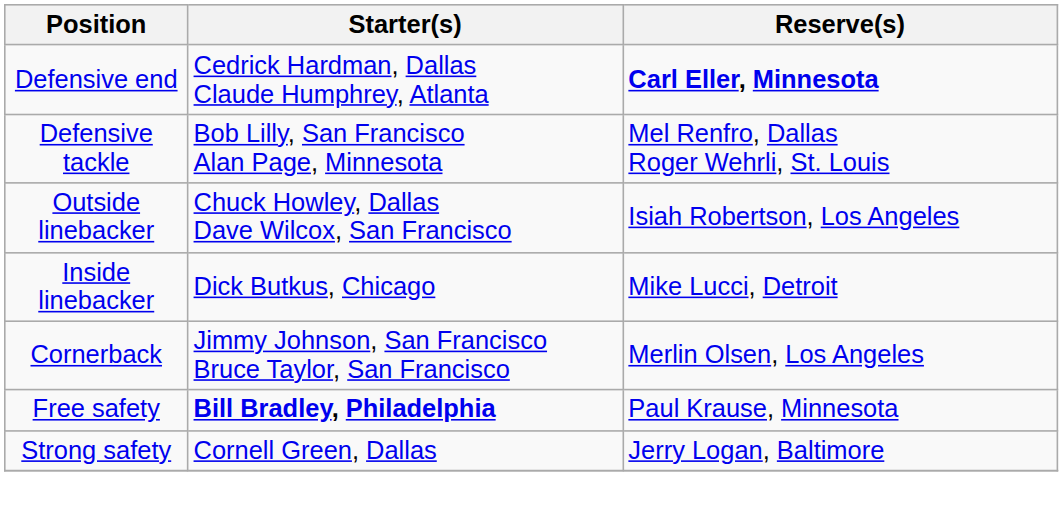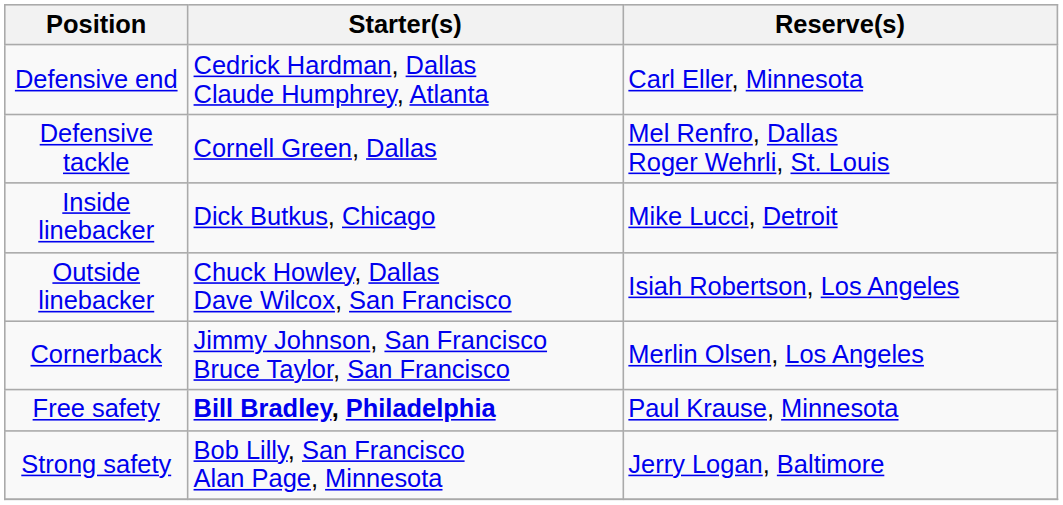(753, 79) bold -> (746, 79) normal
(329, 148) Bob Lilly, San Francisco Alan Page, Minnesota -> (315, 148) Cornell Green, Dallas
rows swapped: (96, 217) <-> (96, 286)
(315, 450) Cornell Green, Dallas -> (329, 464) Bob Lilly, San Francisco Alan Page, Minnesota
